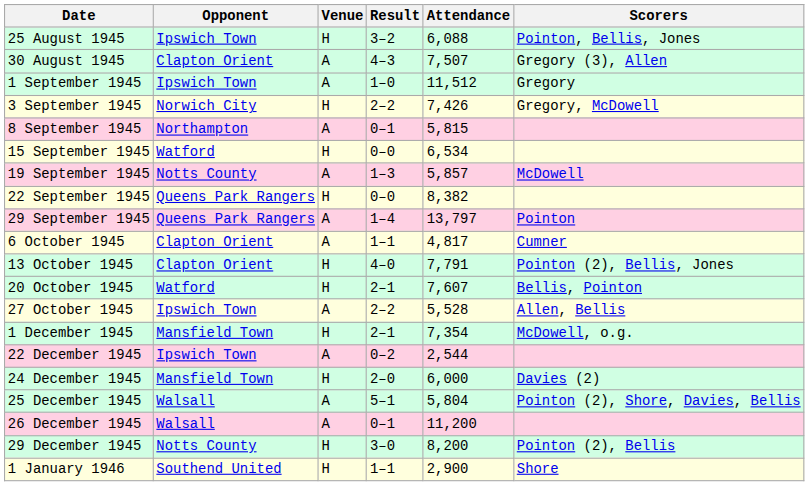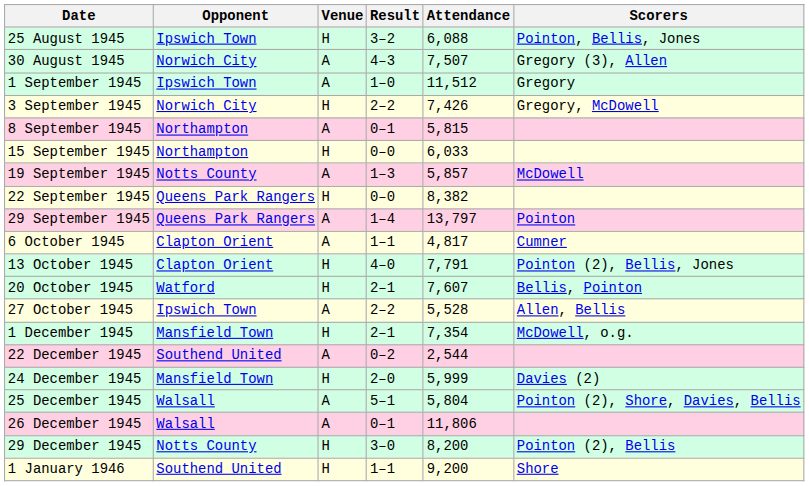(215, 61) Clapton Orient -> (206, 61) Norwich City
(186, 152) Watford -> (202, 152) Northampton
(448, 152) 6,534 -> (448, 152) 6,033
(206, 356) Ipswich Town -> (219, 356) Southend United
(448, 379) 6,000 -> (448, 379) 5,999
(452, 424) 11,200 -> (452, 424) 11,806
(448, 469) 2,900 -> (448, 469) 9,200
